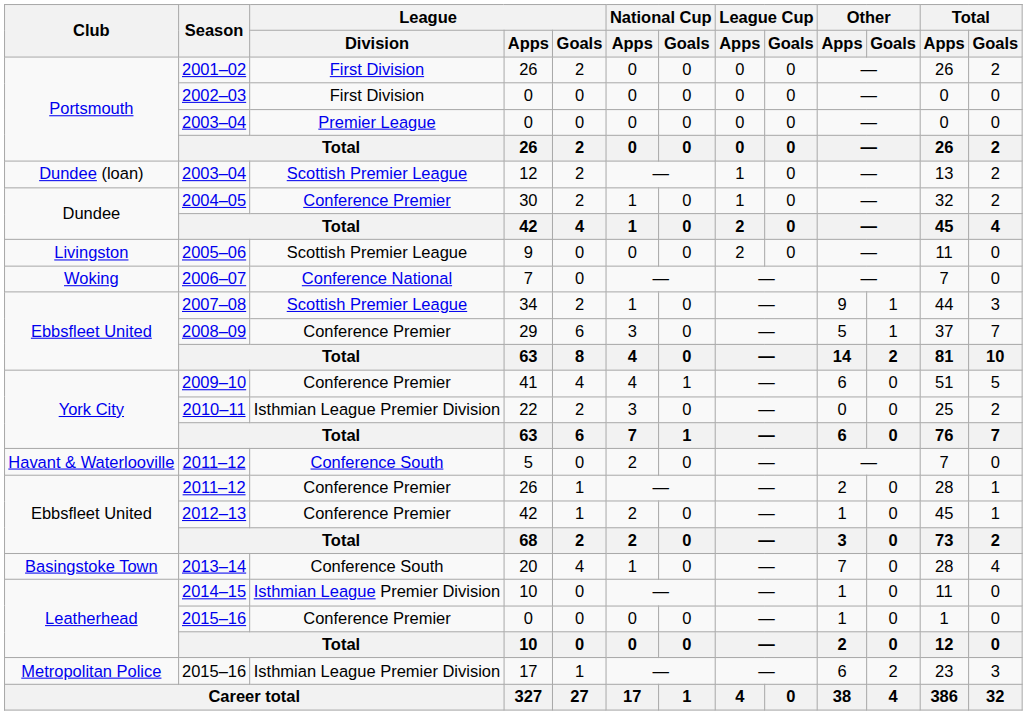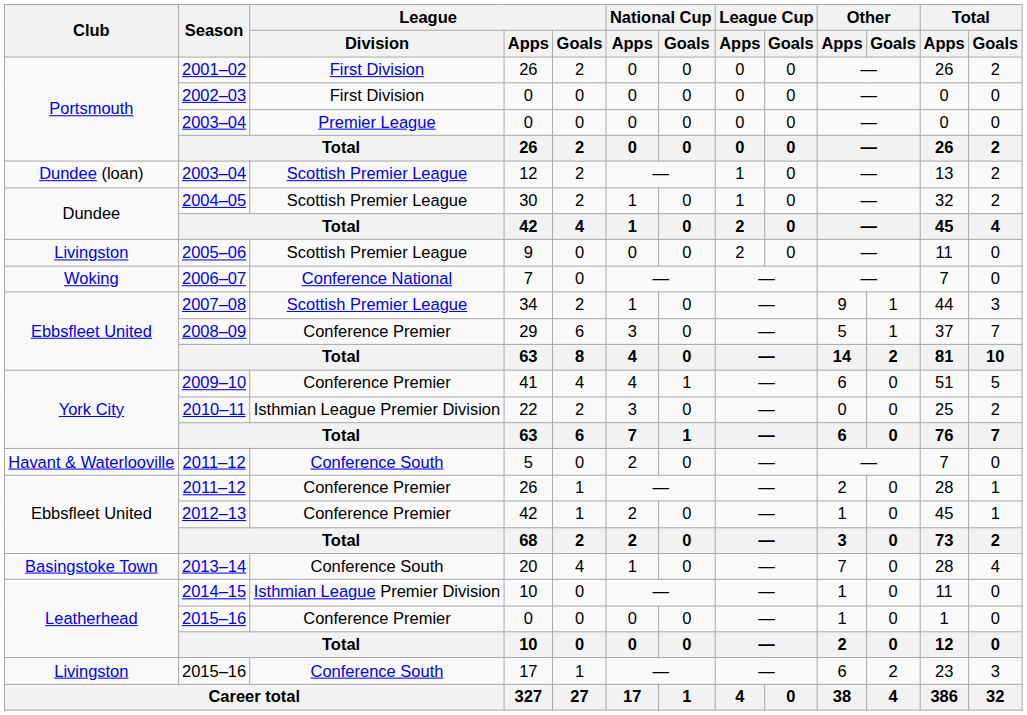(377, 200) Conference Premier -> (377, 200) Scottish Premier League
(91, 670) Metropolitan Police -> (91, 670) Livingston
(377, 670) Isthmian League Premier Division -> (377, 670) Conference South
